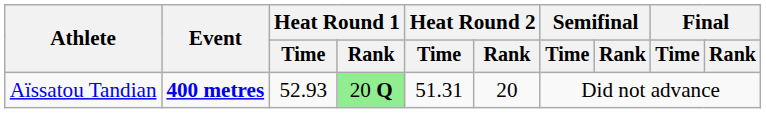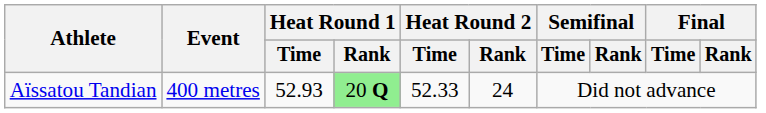(215, 90) bold -> (213, 90) normal
(439, 90) 51.31 -> (435, 90) 52.33
(507, 90) 20 -> (503, 90) 24
